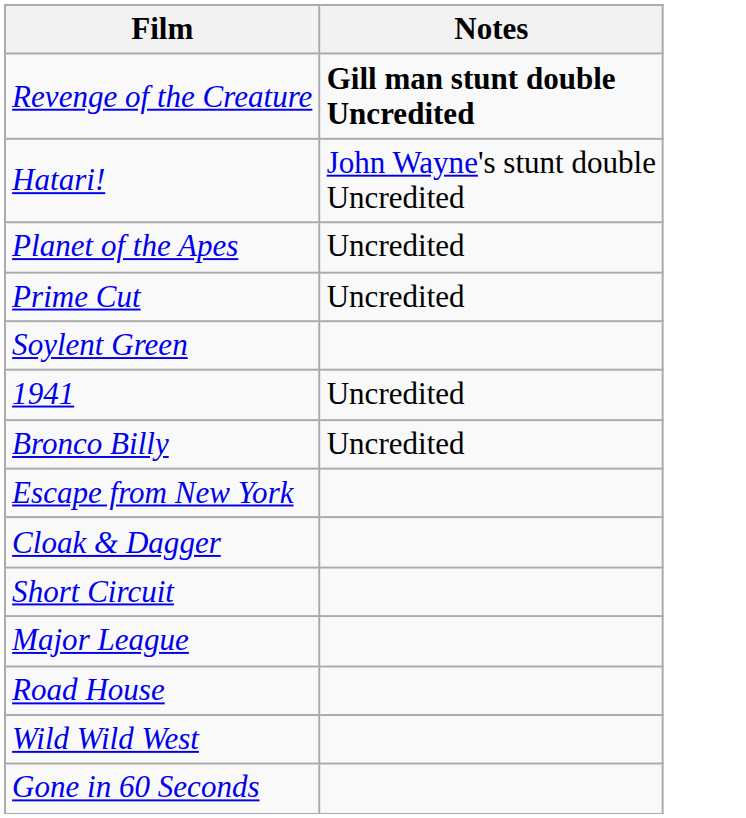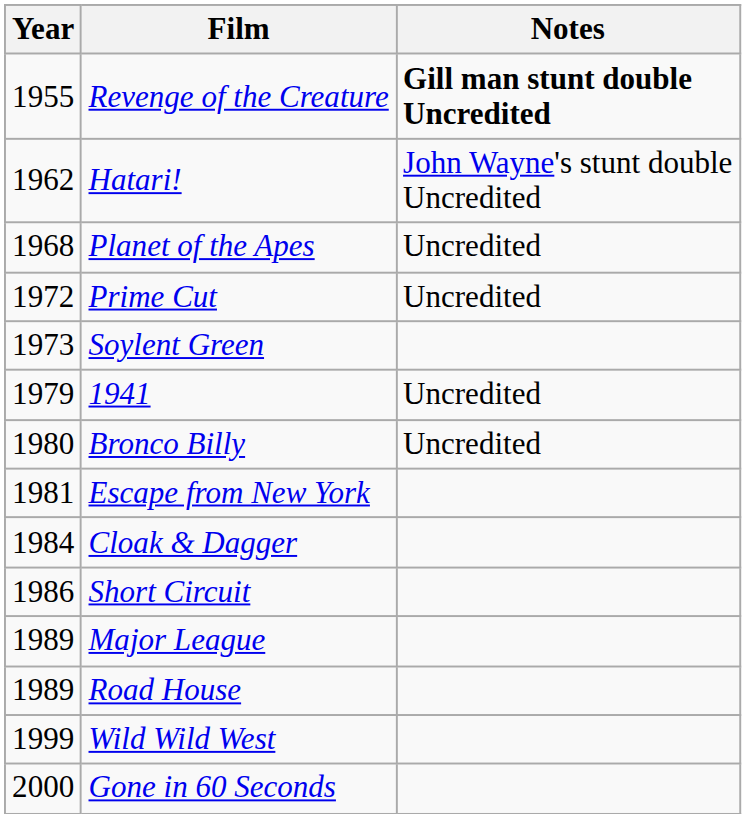+ column: (43, 29)
